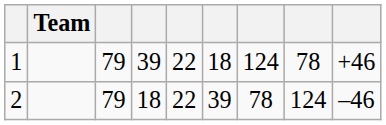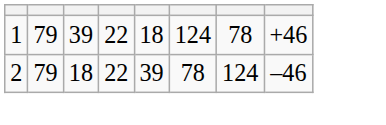- column: (62, 23)
